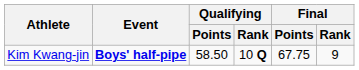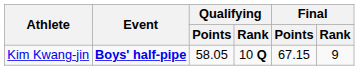(212, 55) 58.50 -> (212, 55) 58.05
(294, 55) 67.75 -> (294, 55) 67.15
